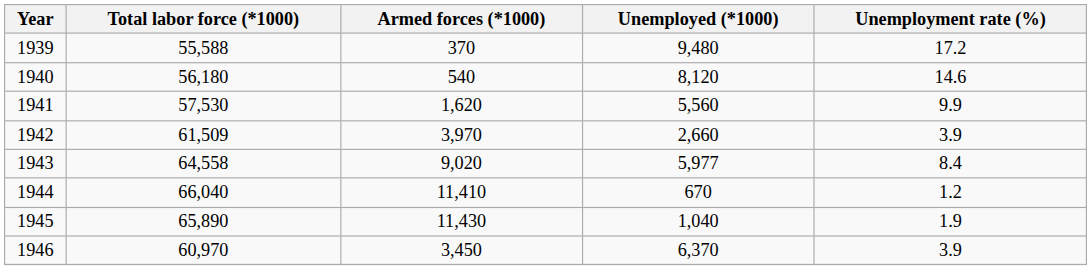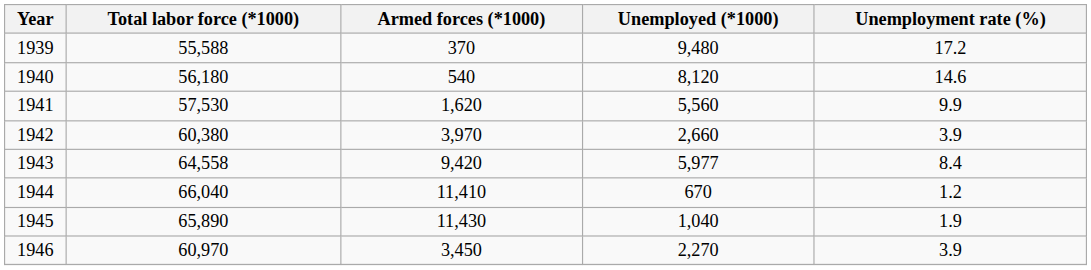(203, 134) 61,509 -> (203, 134) 60,380
(461, 163) 9,020 -> (461, 163) 9,420
(698, 250) 6,370 -> (698, 250) 2,270
